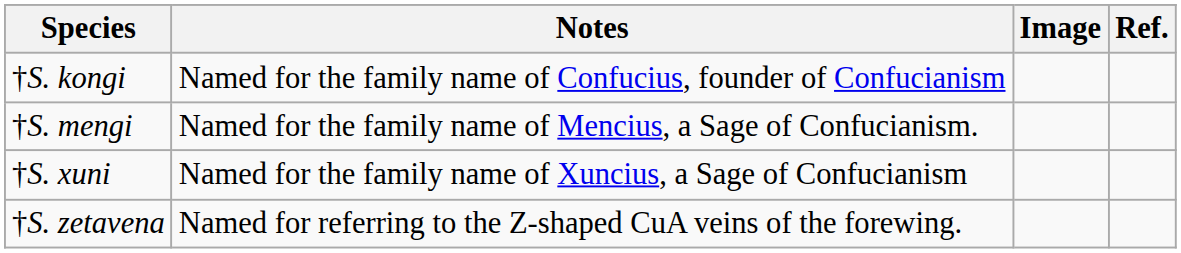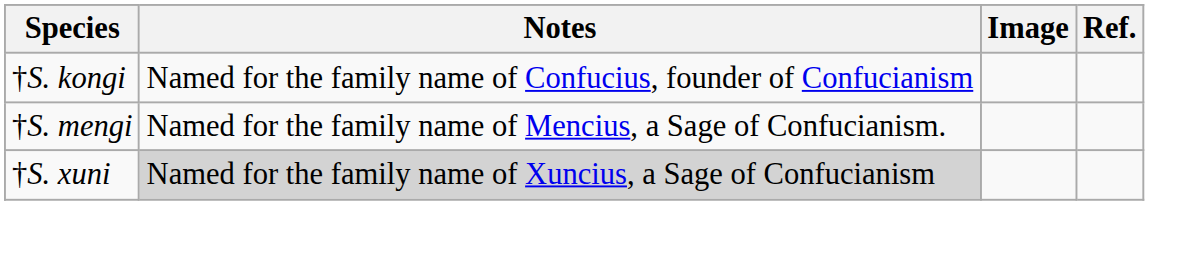(573, 174) no background -> (541, 174) lightgrey background
- row: (88, 222)
